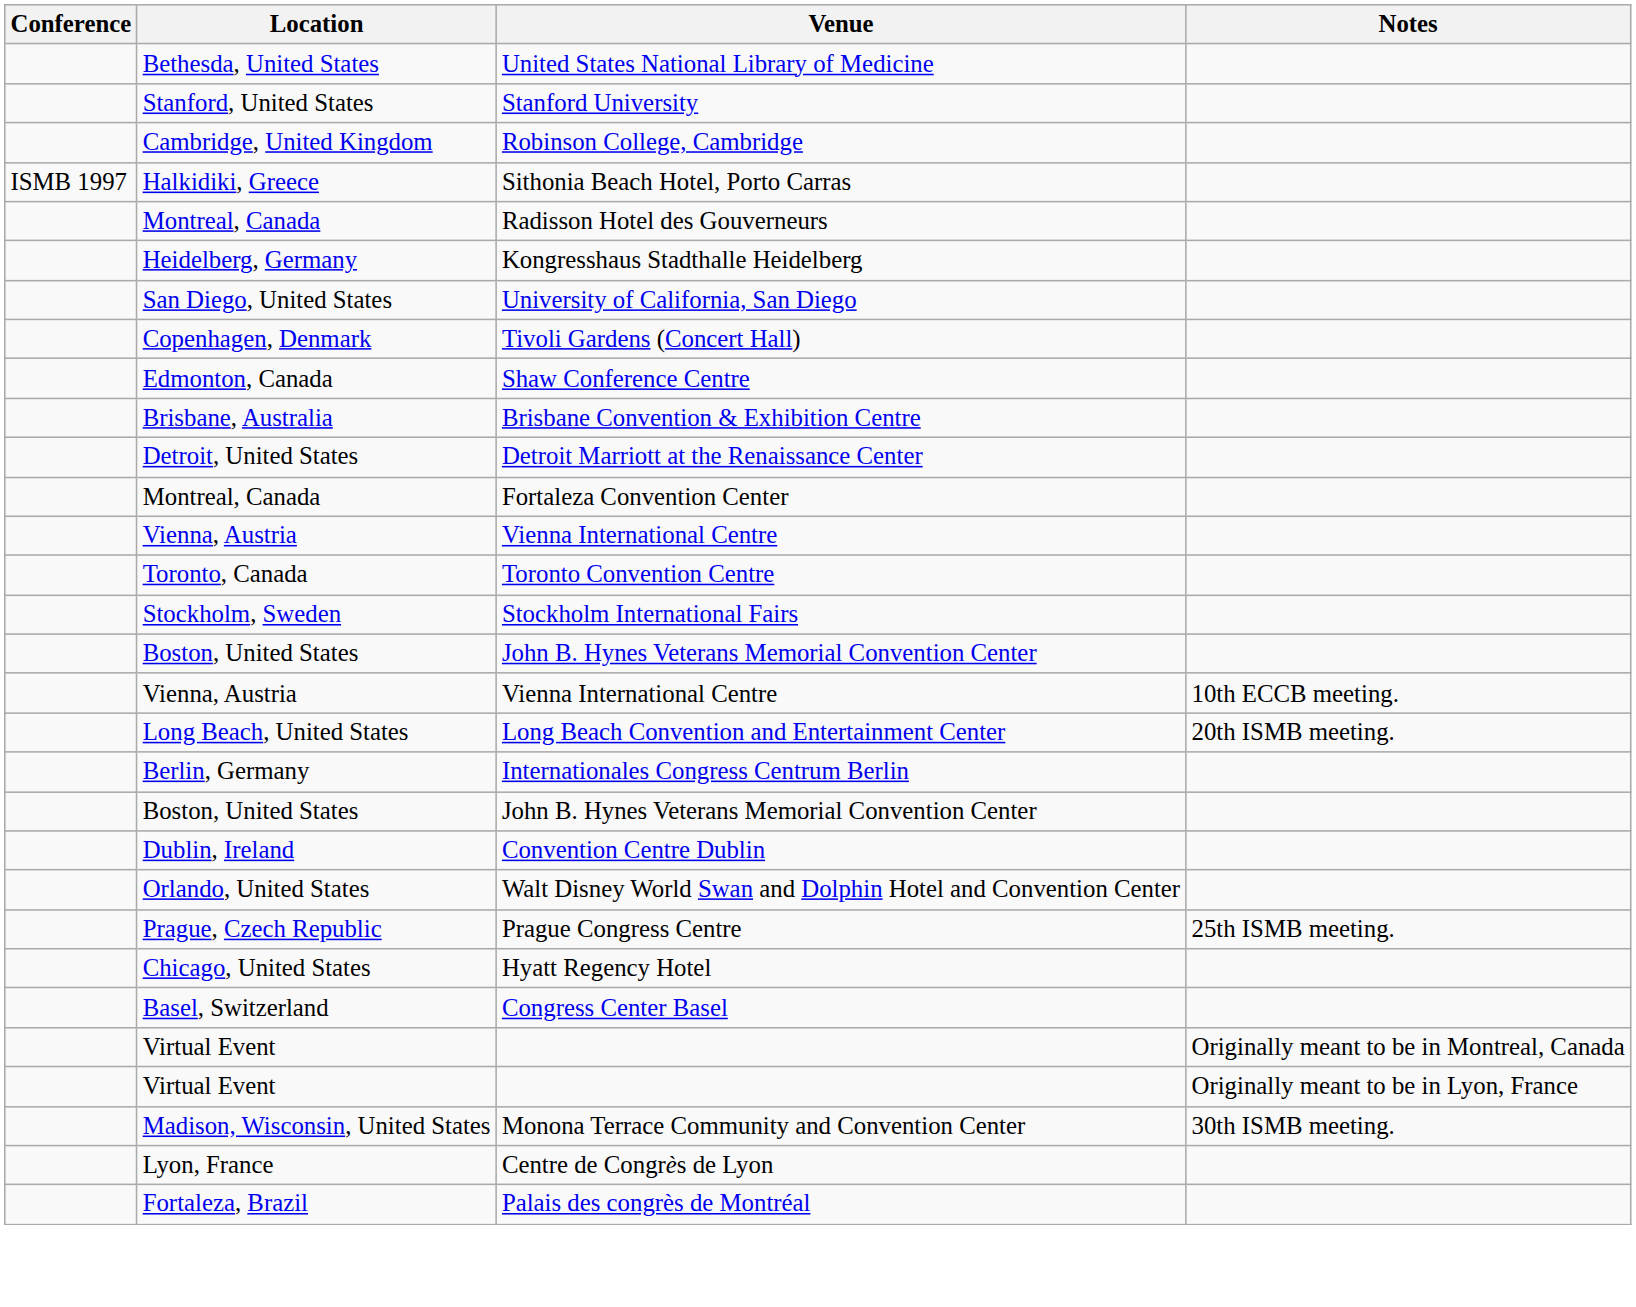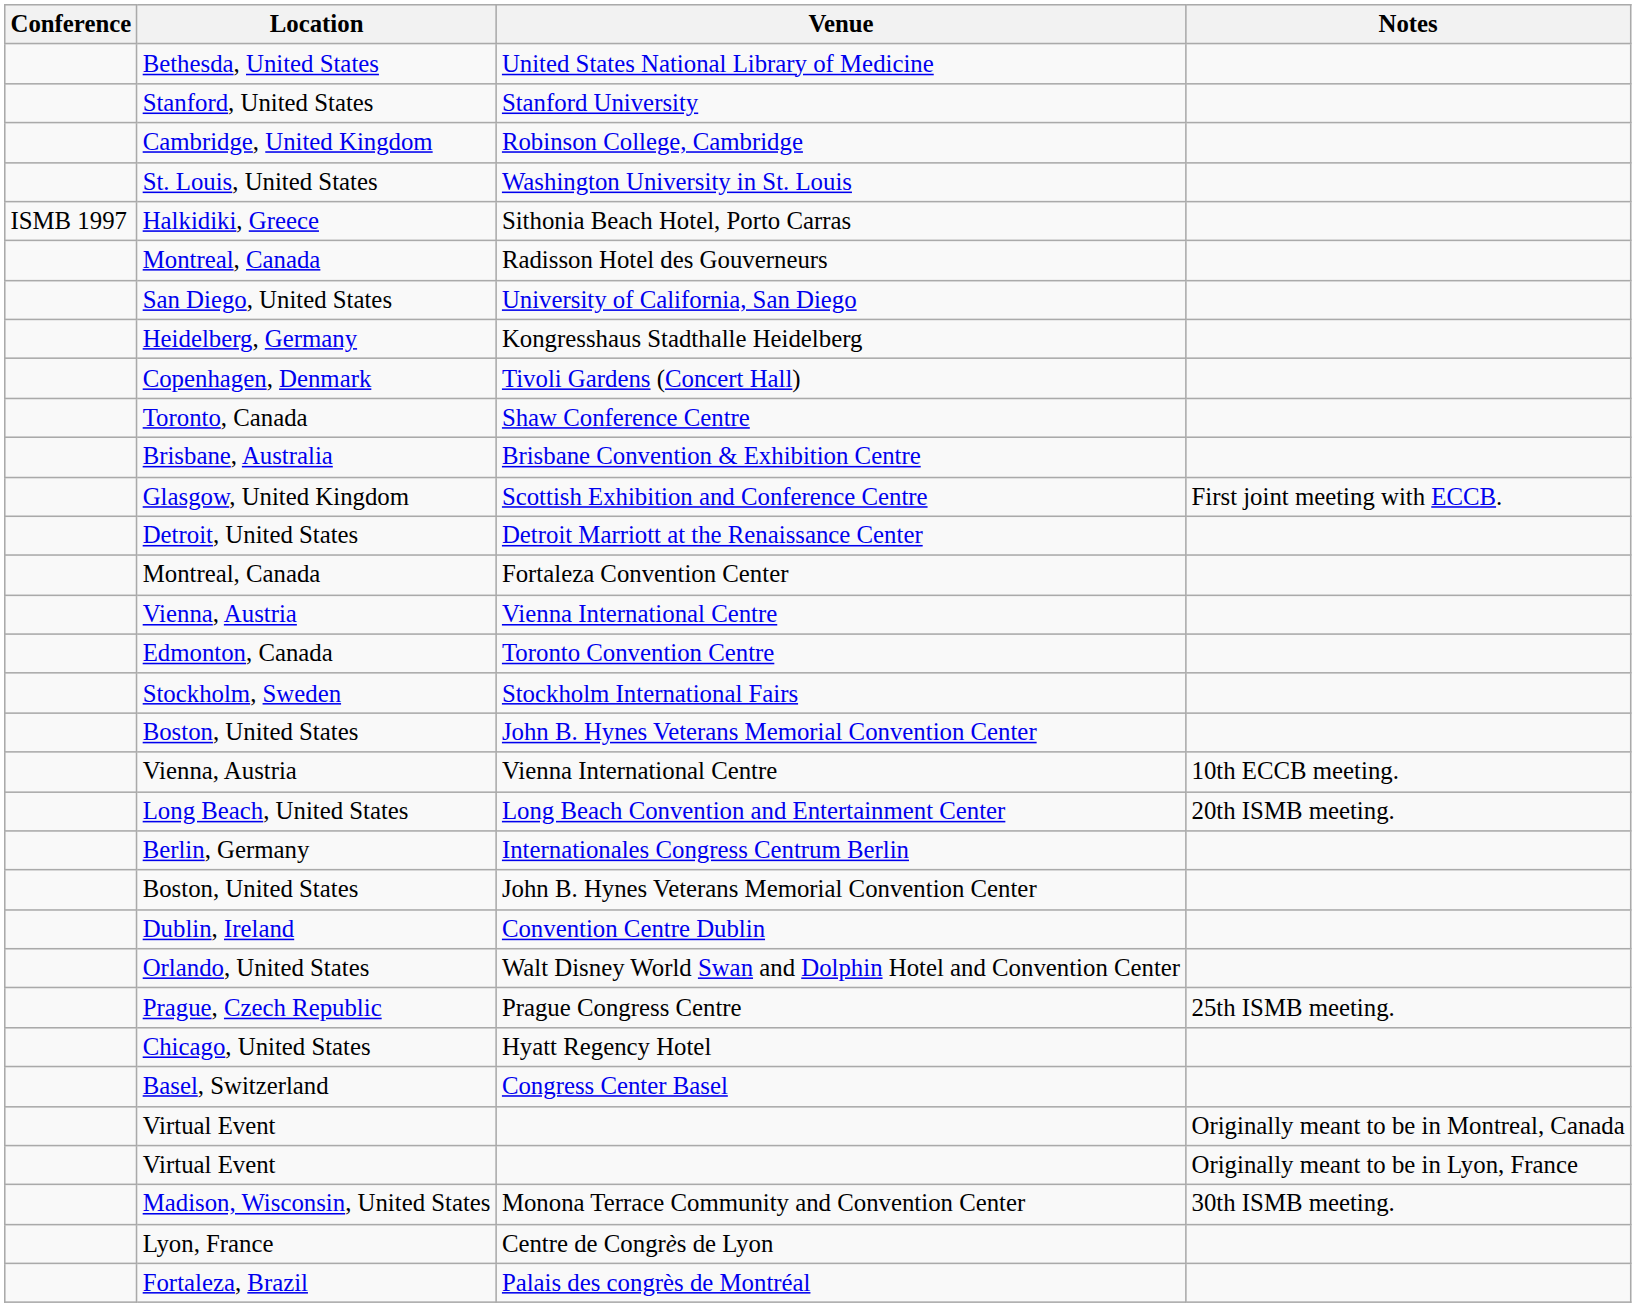+ row: (677, 181)
rows swapped: (682, 260) <-> (679, 299)
(238, 378) Edmonton, Canada -> (225, 417) Toronto, Canada
+ row: (715, 496)
(225, 574) Toronto, Canada -> (238, 653) Edmonton, Canada
